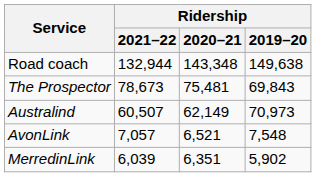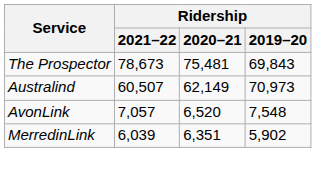- row: (48, 64)
(202, 135) 6,521 -> (202, 111) 6,520
